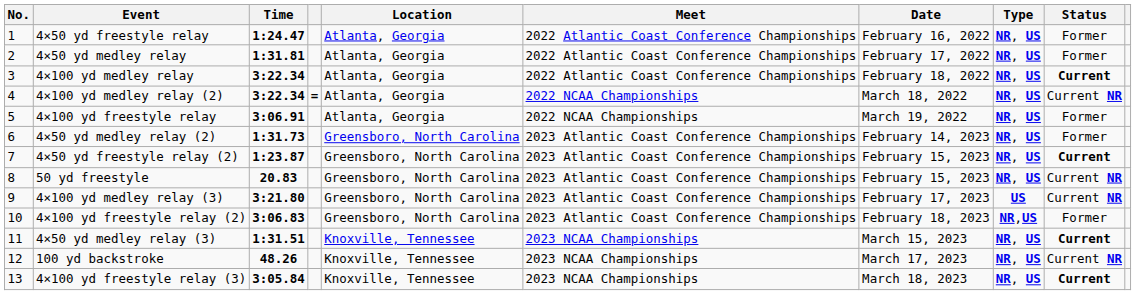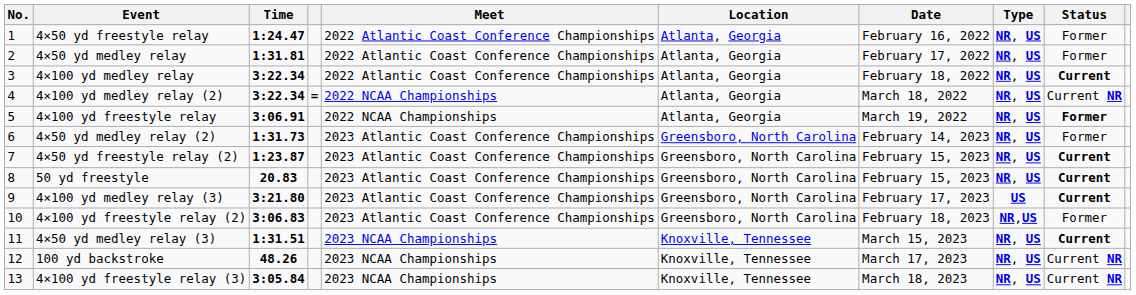columns swapped: (691, 15) <-> (422, 15)
(1084, 116) normal -> (1084, 116) bold
(1084, 177) Current NR -> (1084, 177) Current
(1084, 198) Current NR -> (1084, 198) Current
(1084, 279) Current -> (1084, 279) Current NR
